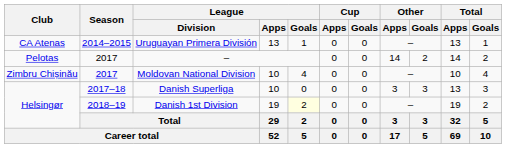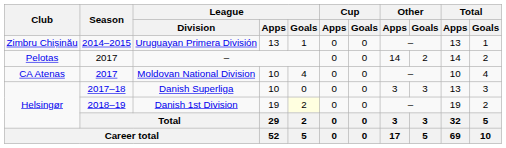(42, 43) CA Atenas -> (42, 43) Zimbru Chișinău
(42, 74) Zimbru Chișinău -> (42, 74) CA Atenas
